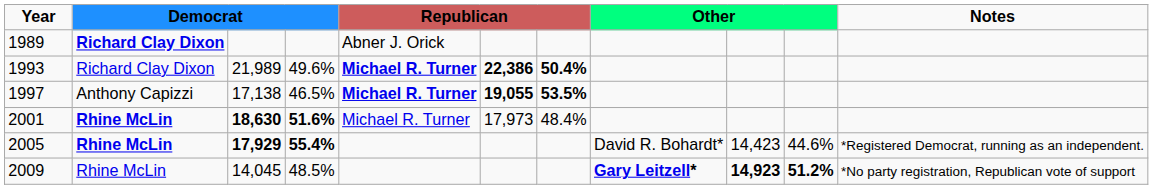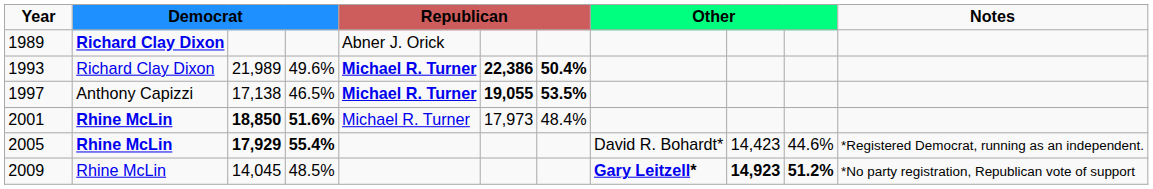(257, 119) 18,630 -> (257, 119) 18,850
